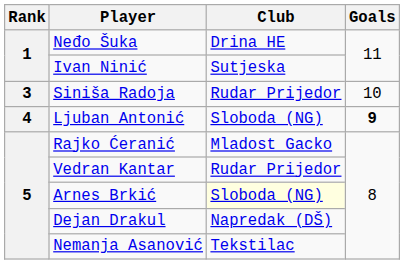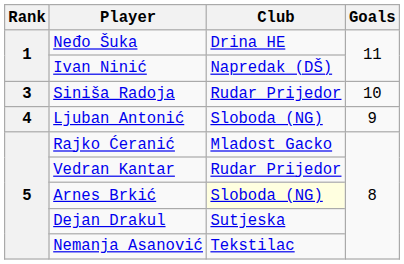(248, 68) Sutjeska -> (271, 68) Napredak (DŠ)
(372, 119) bold -> (372, 119) normal
(271, 221) Napredak (DŠ) -> (248, 221) Sutjeska
